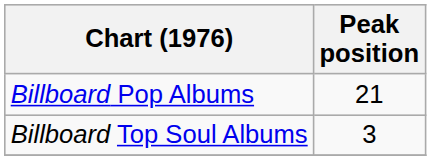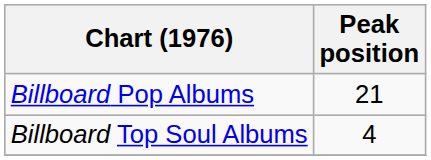(369, 134) 3 -> (369, 134) 4
